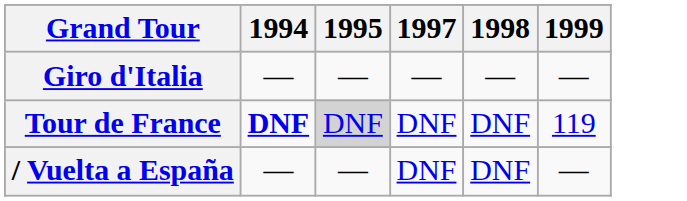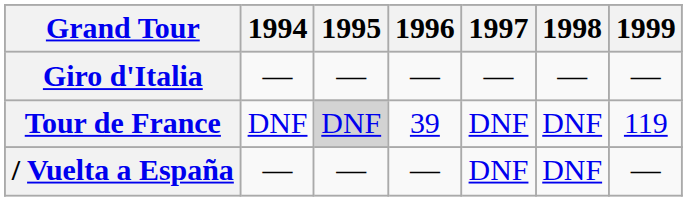+ column: (425, 28)
(278, 123) bold -> (278, 123) normal
